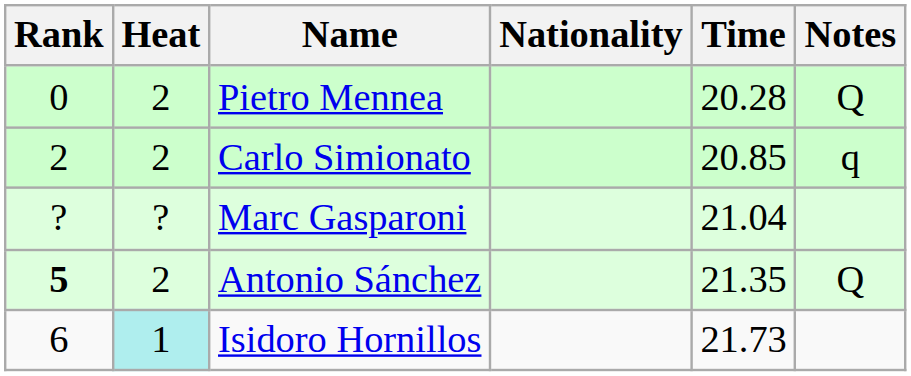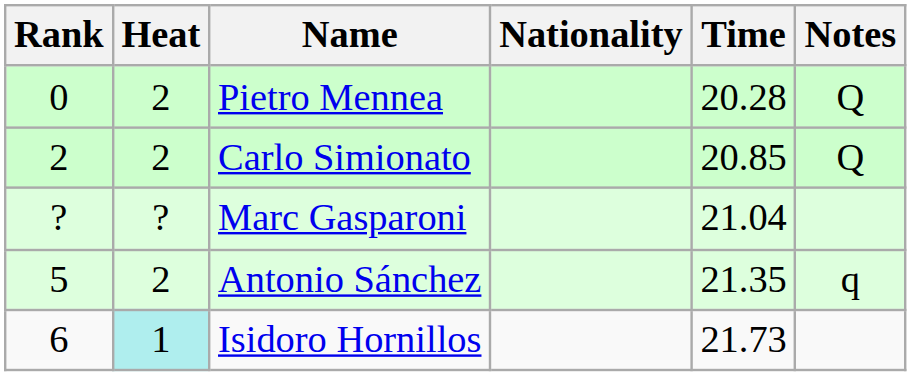(850, 156) q -> (850, 156) Q
(59, 278) bold -> (59, 278) normal
(850, 278) Q -> (850, 278) q
